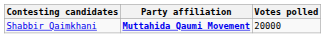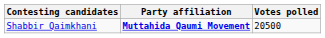(268, 26) 20000 -> (268, 26) 20500
